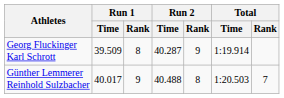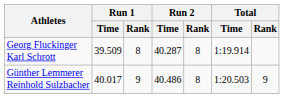(198, 51) 9 -> (198, 51) 8
(168, 79) 40.488 -> (168, 79) 40.486
(265, 79) 7 -> (265, 79) 9
